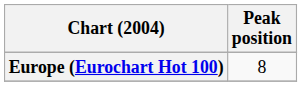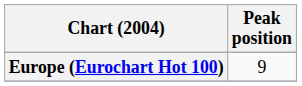(262, 66) 8 -> (262, 66) 9
